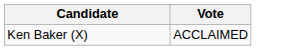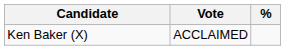+ column: (266, 14)
